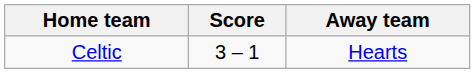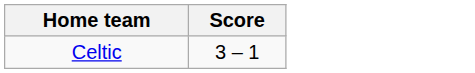- column: (378, 20)
